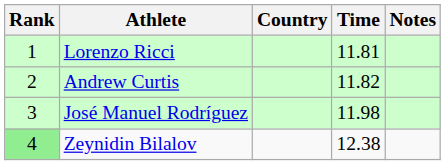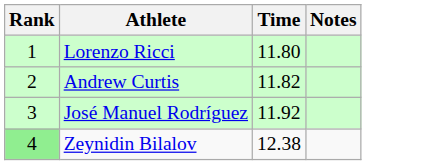- column: (292, 19)
(358, 50) 11.81 -> (279, 50) 11.80
(358, 112) 11.98 -> (279, 112) 11.92
